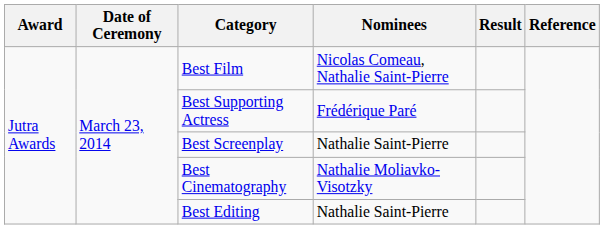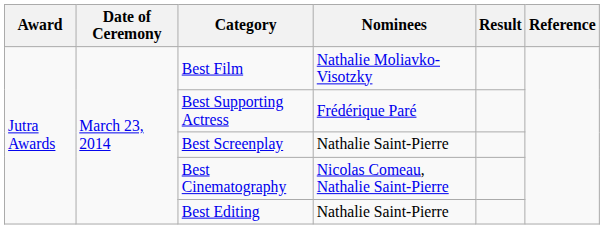(383, 68) Nicolas Comeau, Nathalie Saint-Pierre -> (378, 68) Nathalie Moliavko-Visotzky
(378, 178) Nathalie Moliavko-Visotzky -> (383, 178) Nicolas Comeau, Nathalie Saint-Pierre
